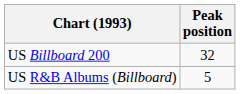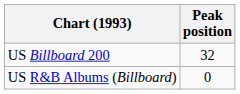(208, 77) 5 -> (208, 77) 0
